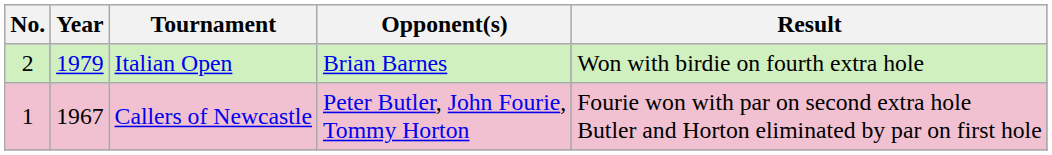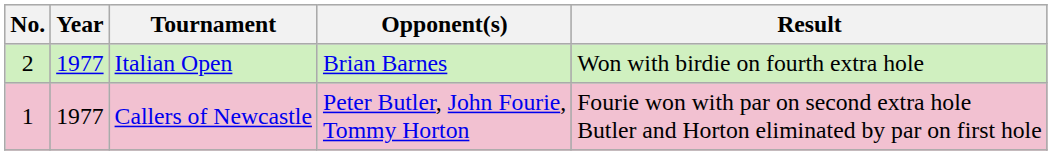(80, 63) 1979 -> (80, 63) 1977
(80, 116) 1967 -> (80, 116) 1977
